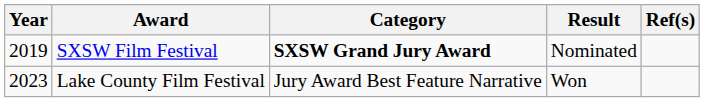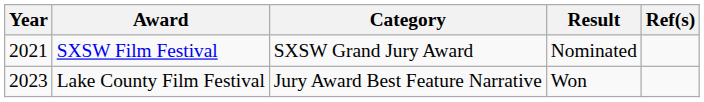(28, 50) 2019 -> (28, 50) 2021
(382, 50) bold -> (374, 50) normal
